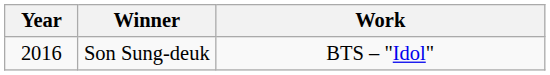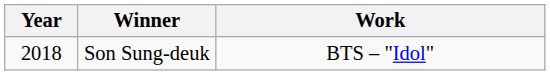(41, 53) 2016 -> (41, 53) 2018
